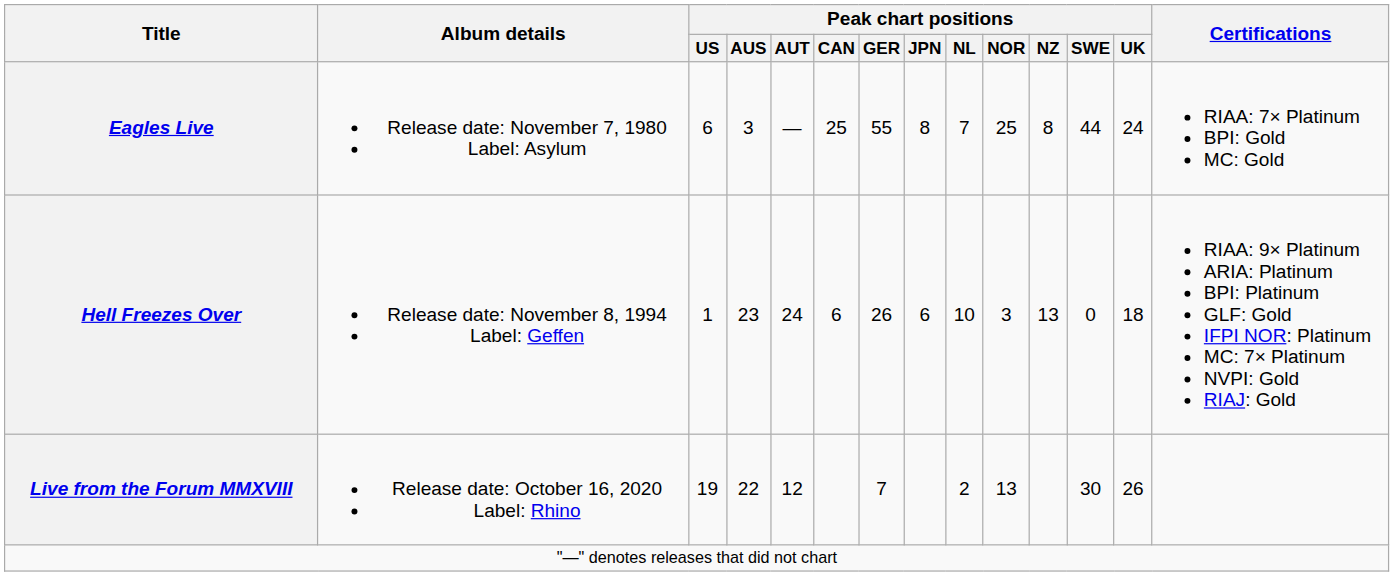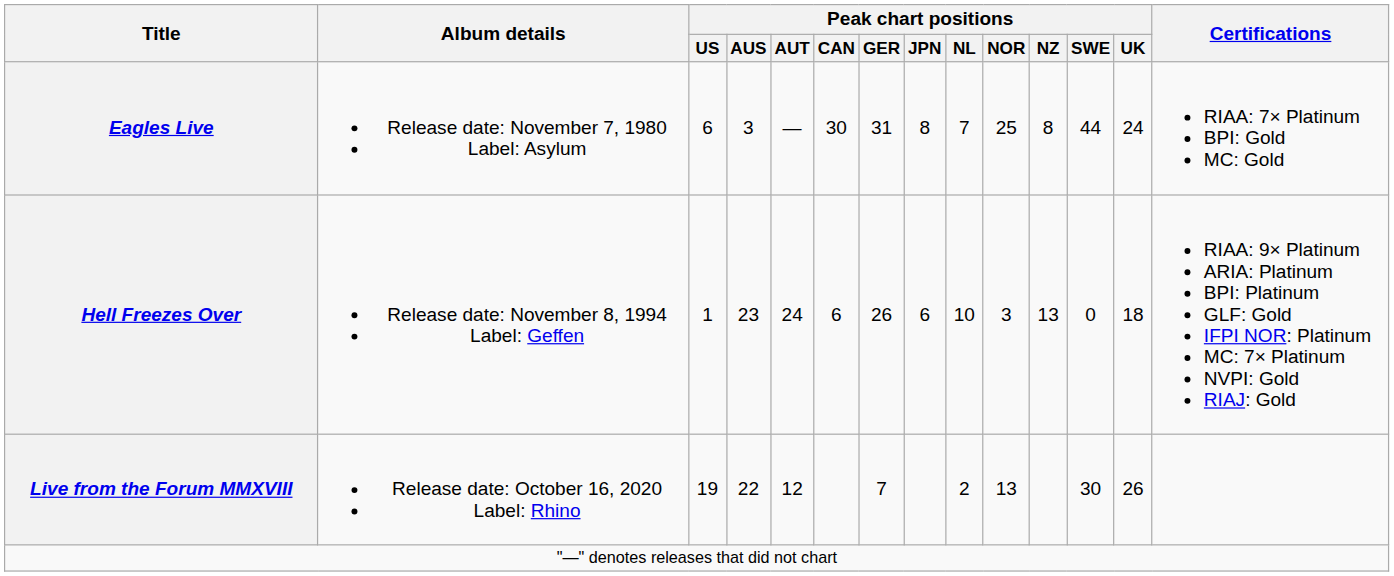(836, 128) 25 -> (836, 128) 30
(881, 128) 55 -> (881, 128) 31
